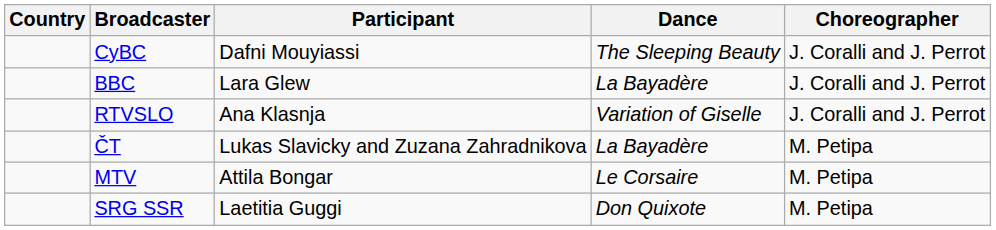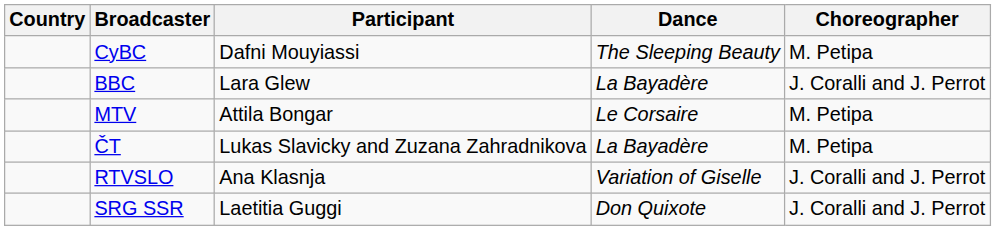(887, 51) J. Coralli and J. Perrot -> (831, 51) M. Petipa
rows swapped: (115, 177) <-> (134, 114)
(831, 209) M. Petipa -> (887, 209) J. Coralli and J. Perrot
